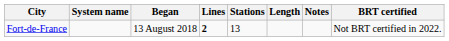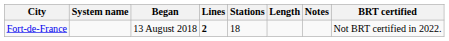(235, 28) 13 -> (235, 28) 18
